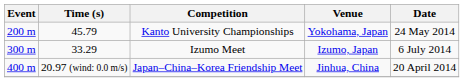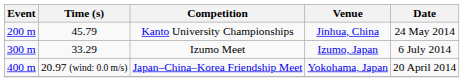(348, 31) Yokohama, Japan -> (348, 31) Jinhua, China
(348, 67) Jinhua, China -> (348, 67) Yokohama, Japan
